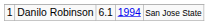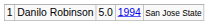(106, 12) 6.1 -> (106, 12) 5.0
